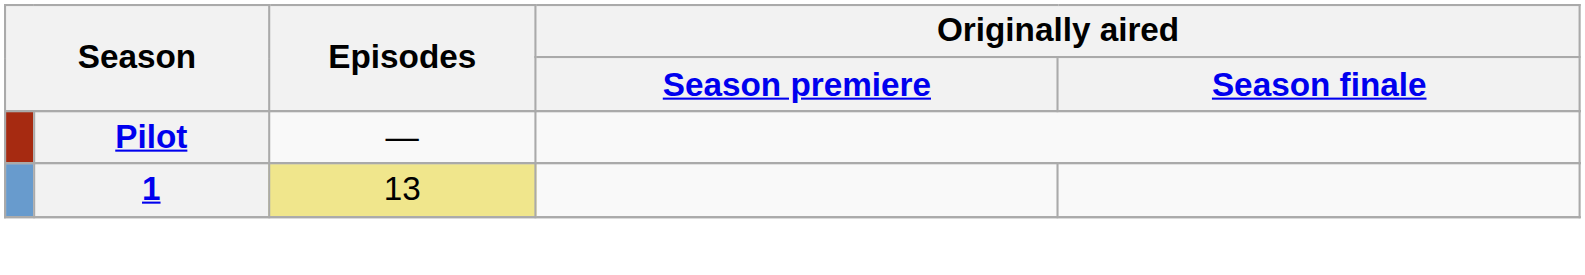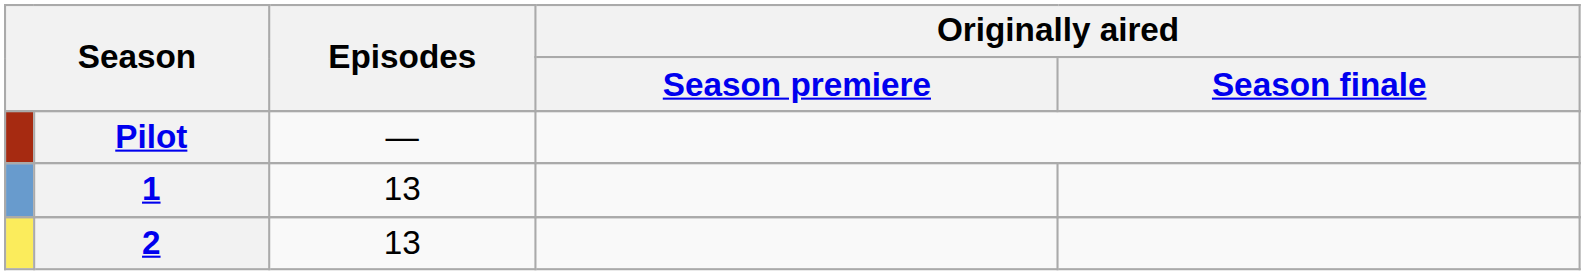(402, 189) khaki background -> (402, 189) no background
+ row: (151, 242)
